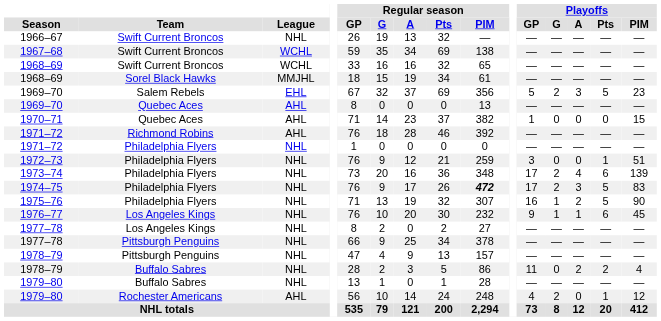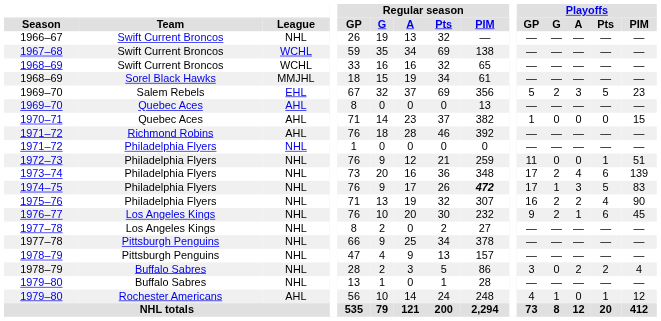(531, 160) 3 -> (531, 160) 11
(556, 187) 2 -> (556, 187) 1
(556, 201) 1 -> (556, 201) 2
(606, 201) 5 -> (606, 201) 4
(556, 214) 1 -> (556, 214) 2
(531, 269) 11 -> (531, 269) 3
(556, 296) 2 -> (556, 296) 1
